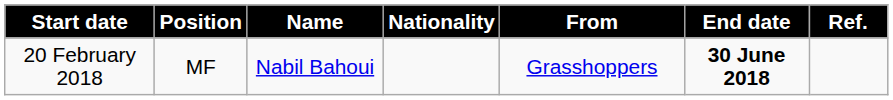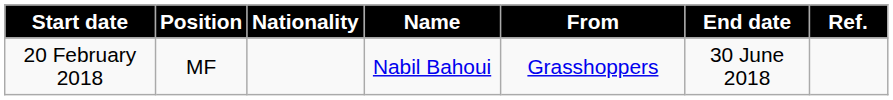columns swapped: (442, 22) <-> (315, 22)
(747, 66) bold -> (747, 66) normal
